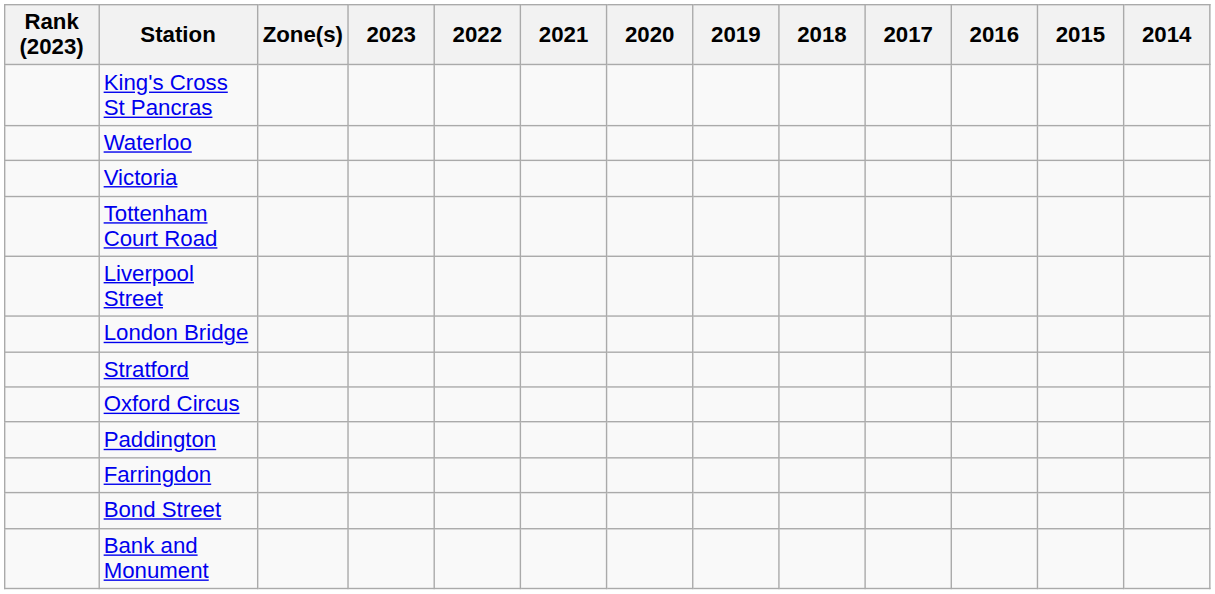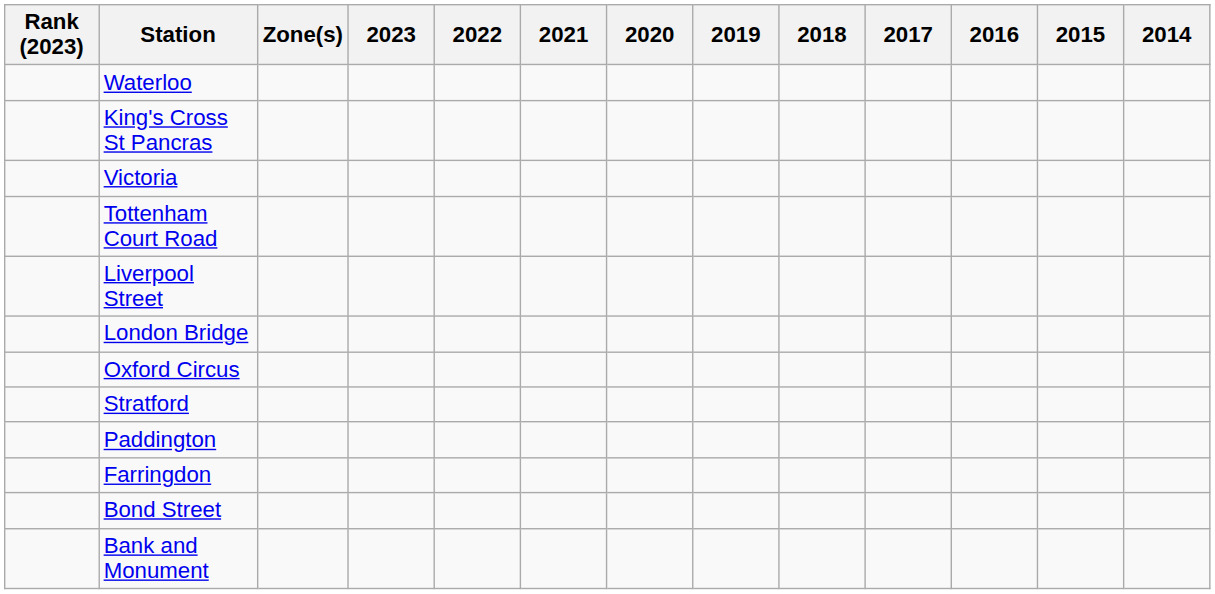rows swapped: (166, 94) <-> (148, 142)
rows swapped: (146, 369) <-> (172, 404)
